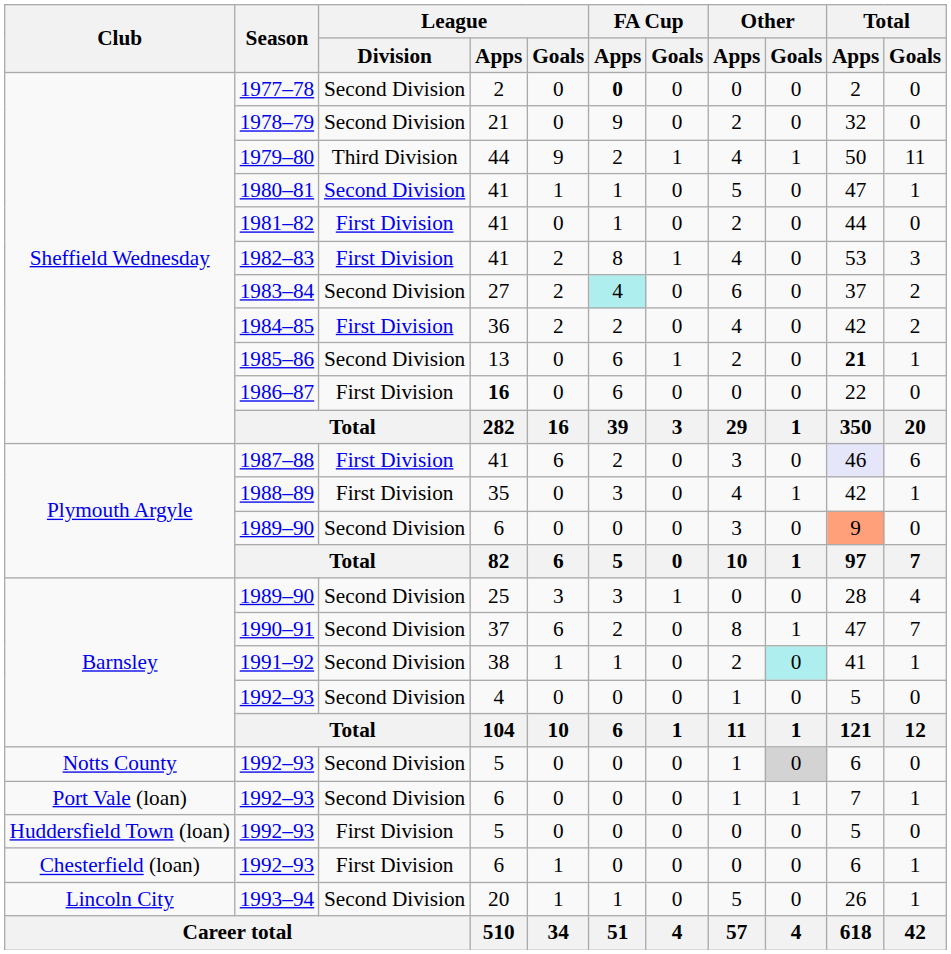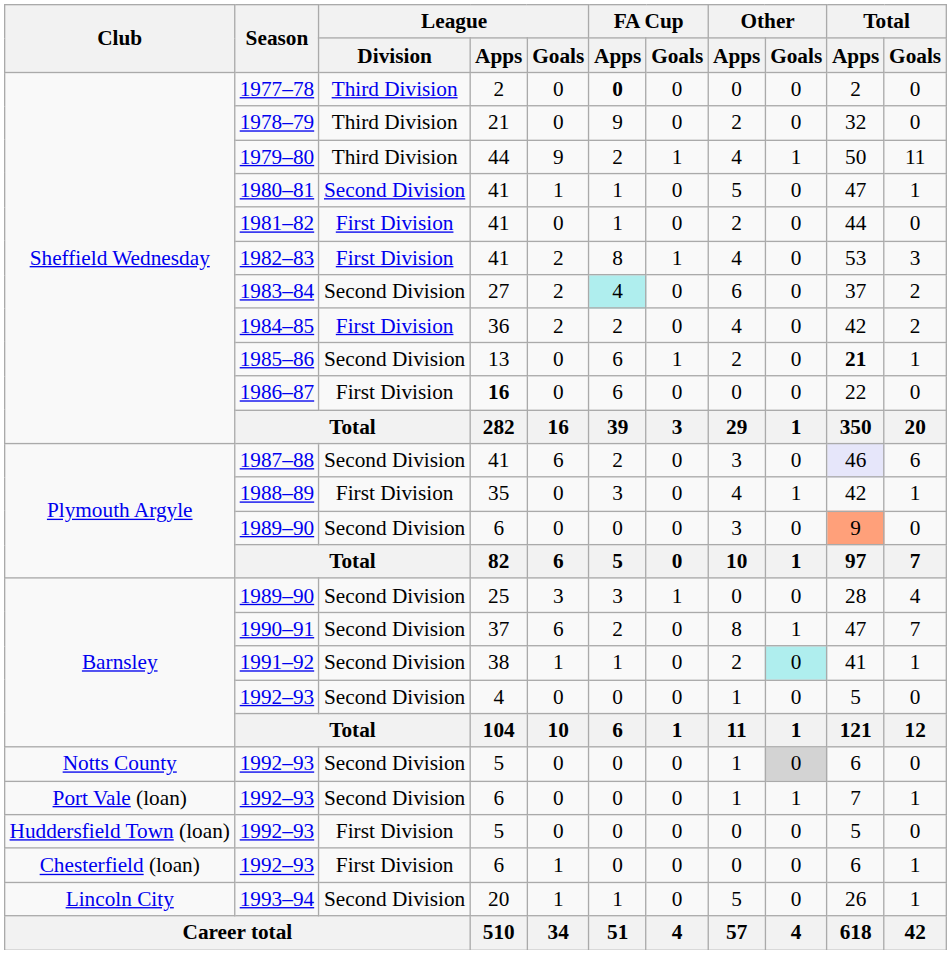(395, 88) Second Division -> (395, 88) Third Division
(395, 122) Second Division -> (395, 122) Third Division
(395, 460) First Division -> (395, 460) Second Division
